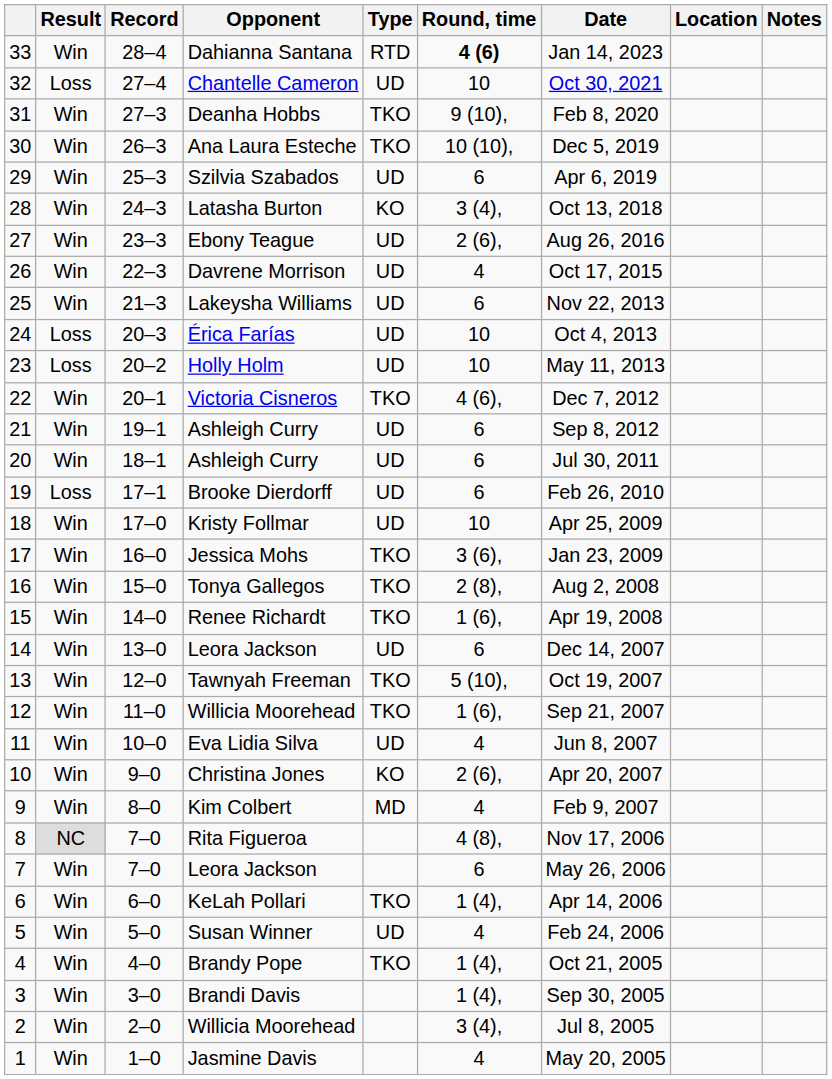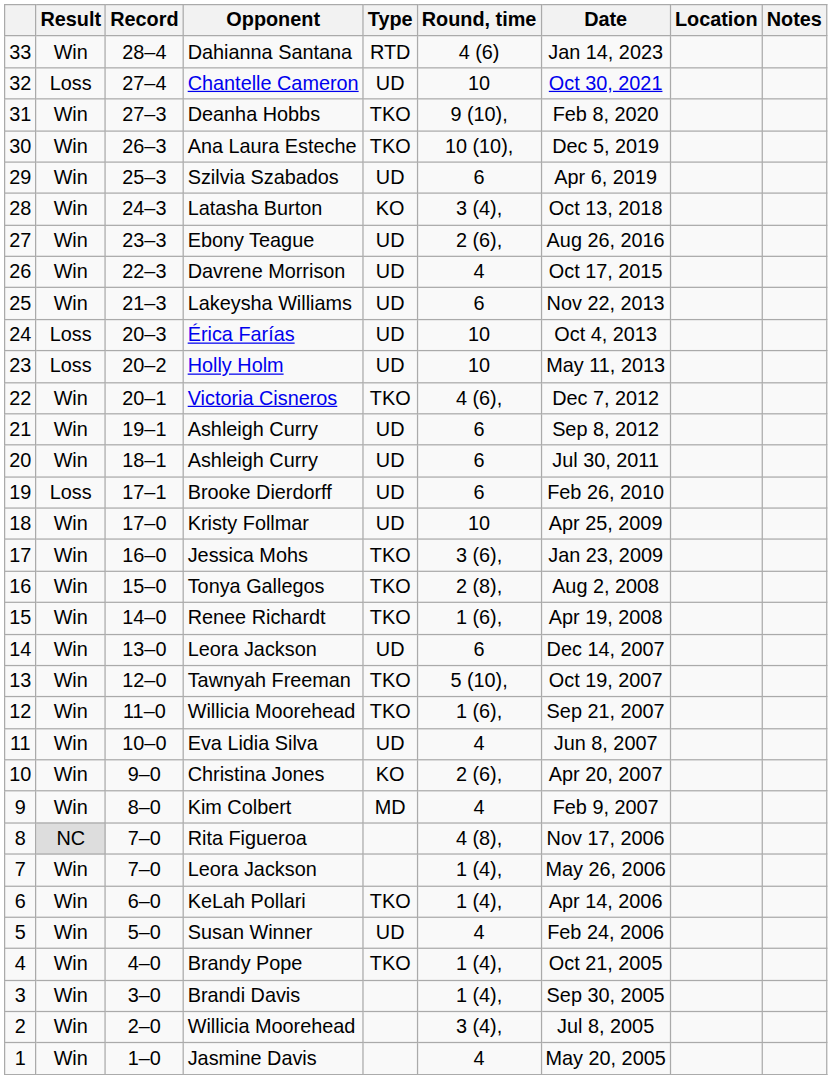(479, 51) bold -> (479, 51) normal
(479, 869) 6 -> (479, 869) 1 (4),
